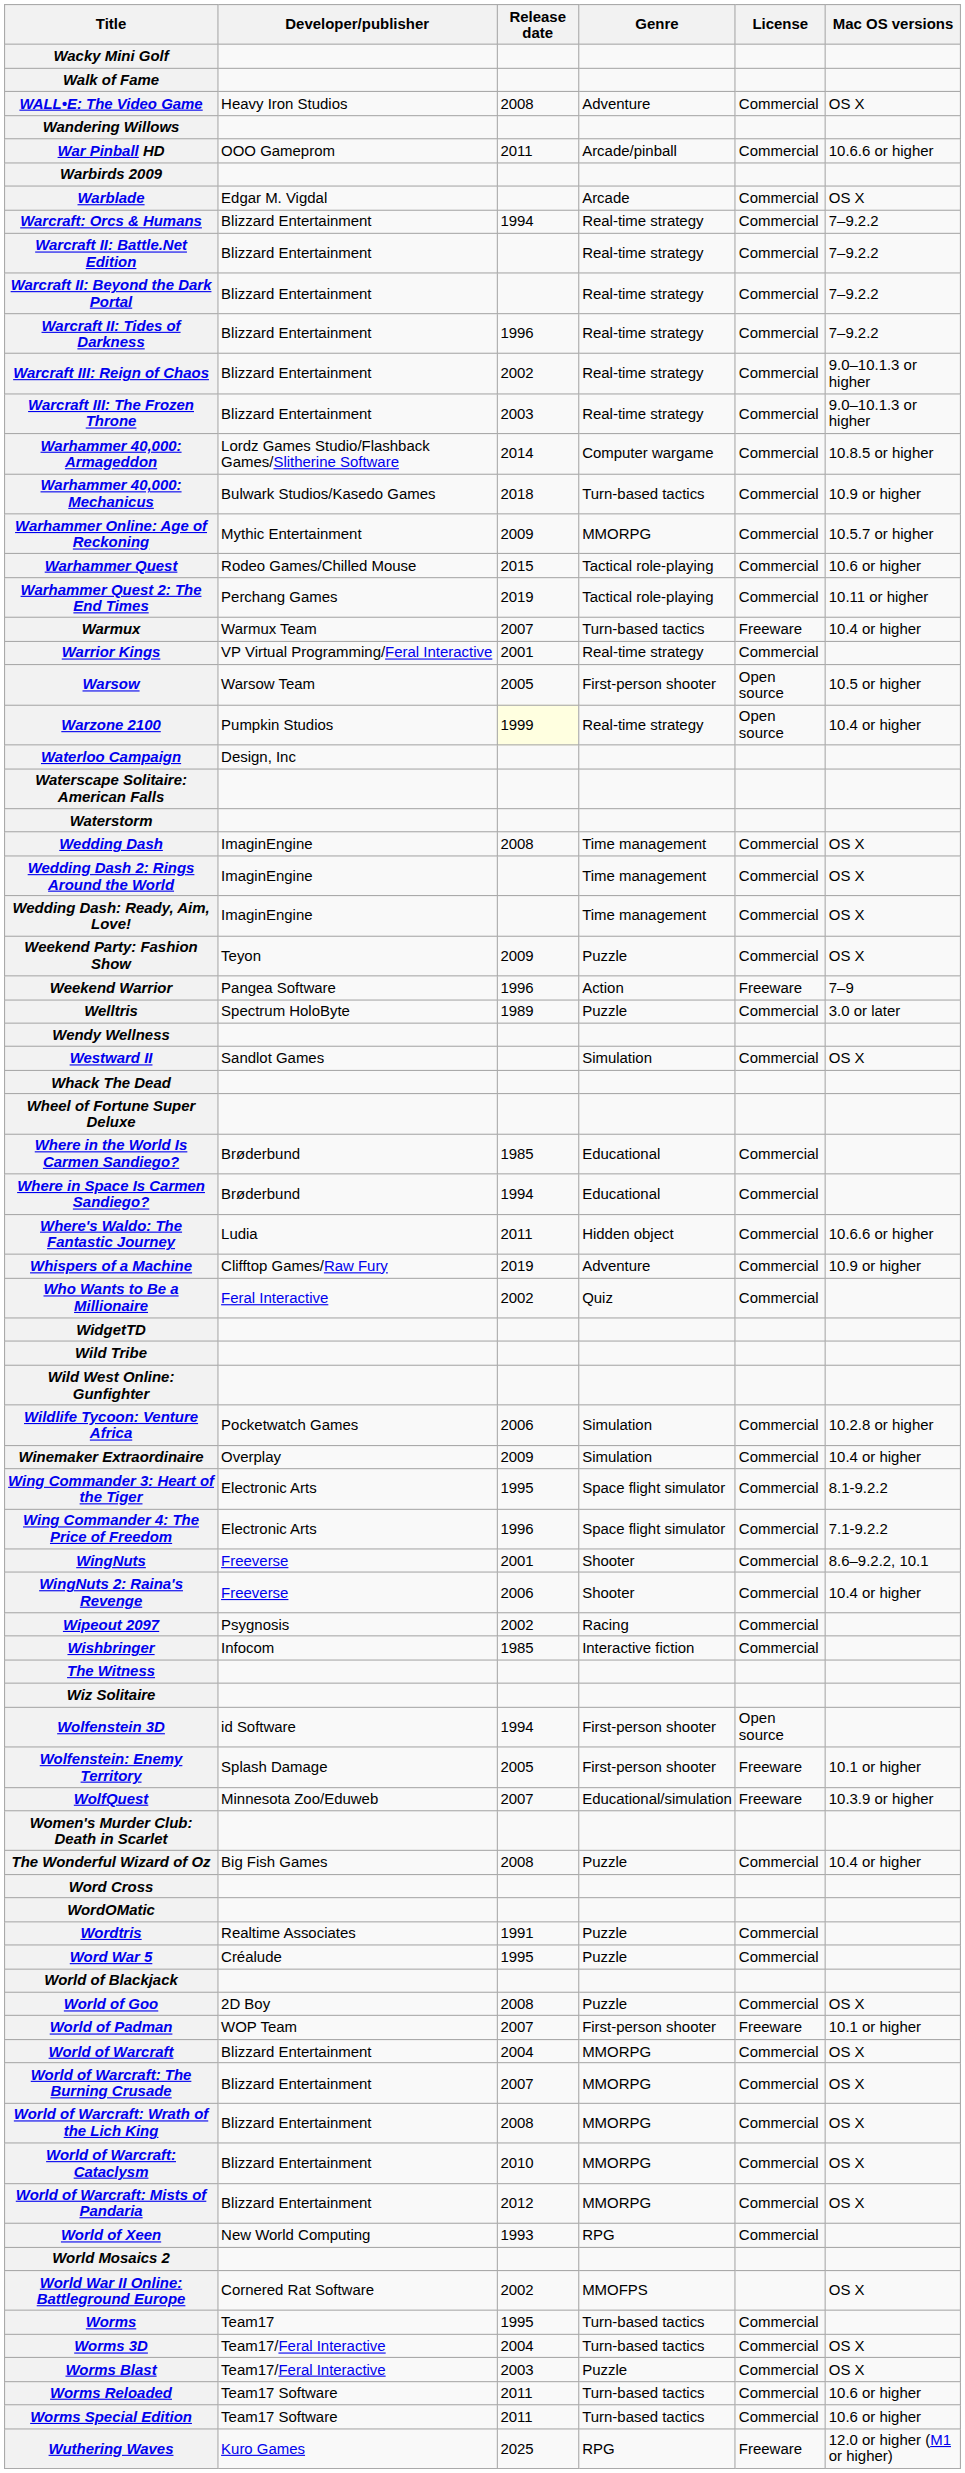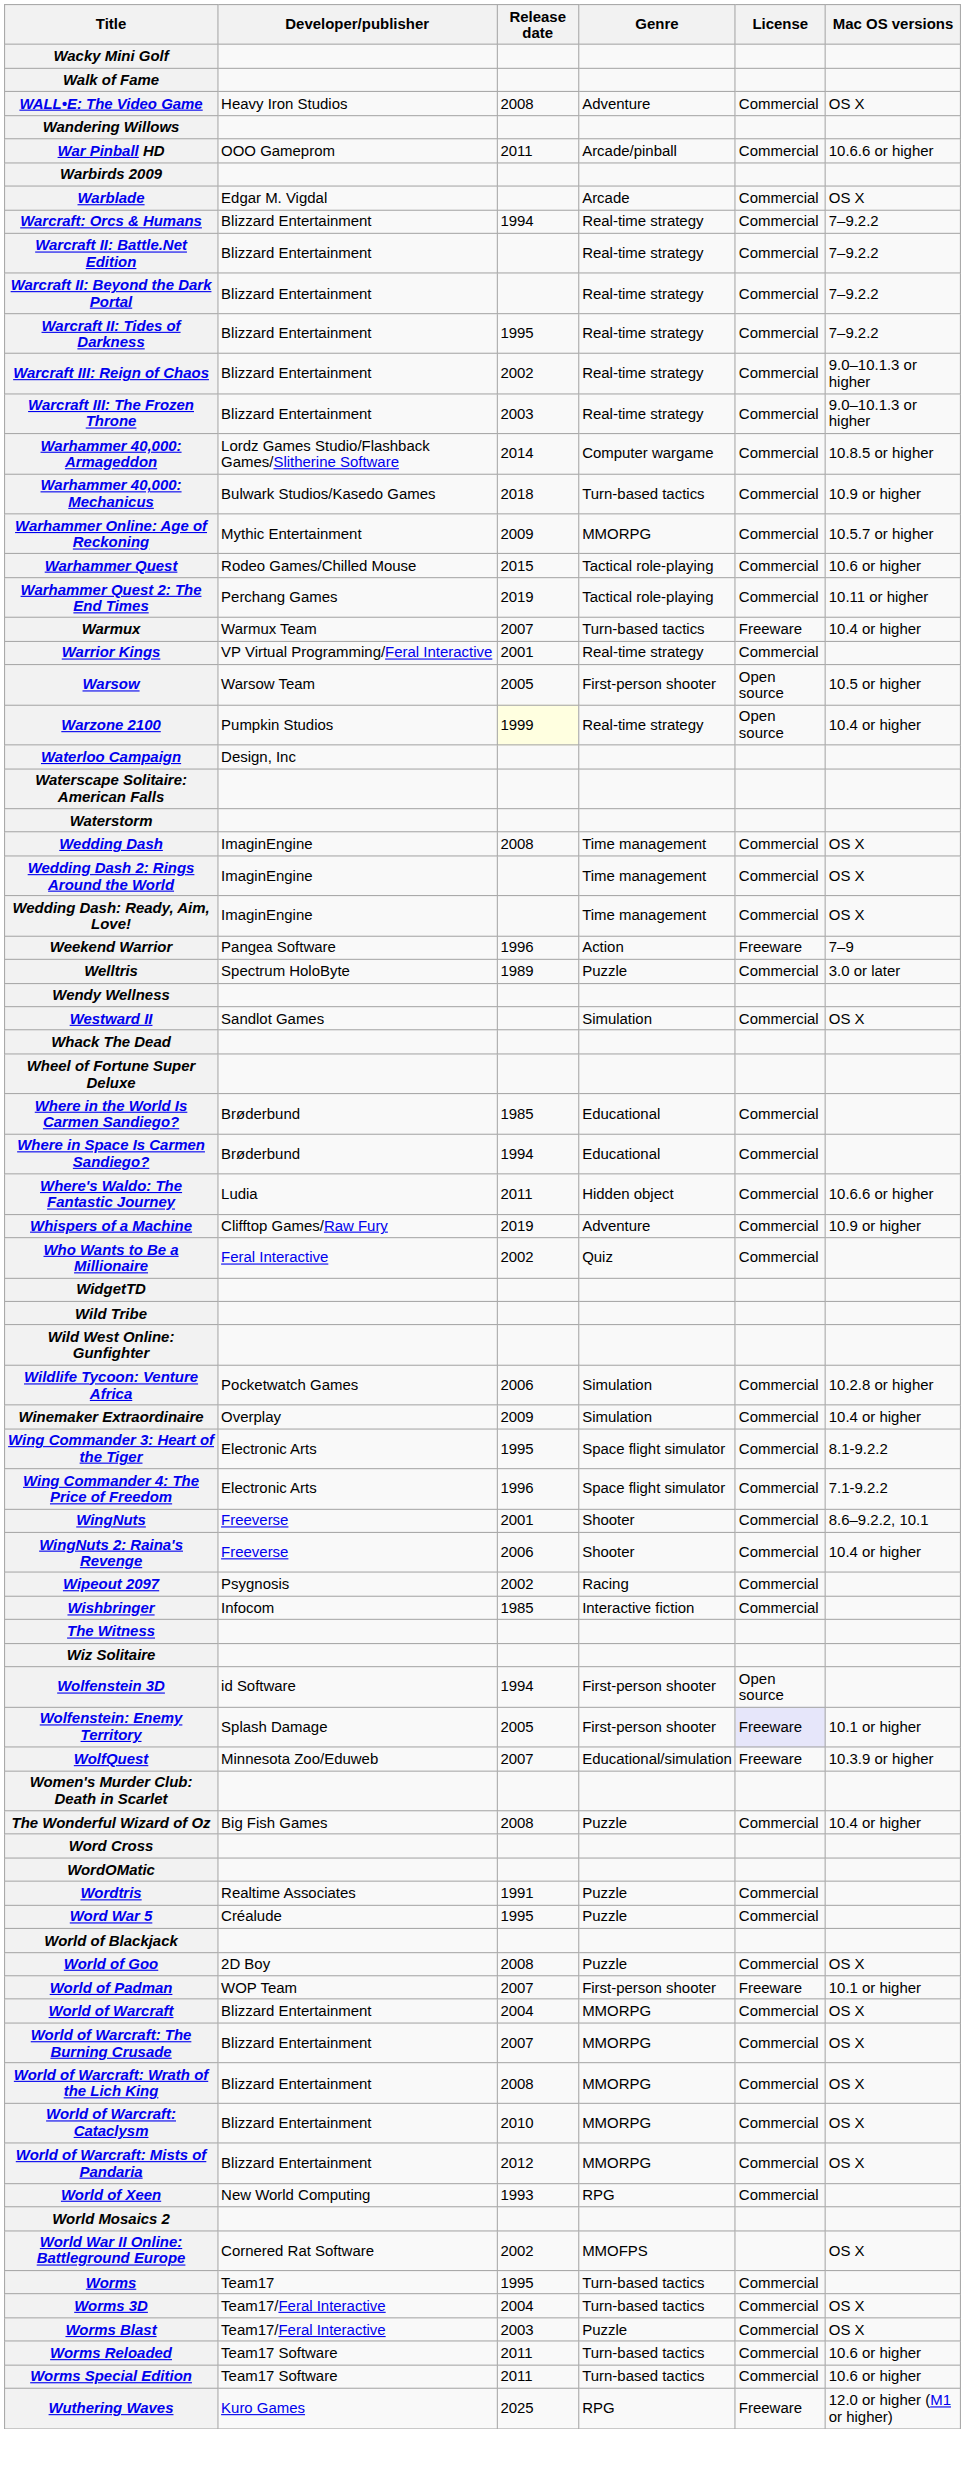(517, 333) 1996 -> (517, 333) 1995
- row: (111, 956)
(770, 1767) no background -> (770, 1727) lavender background
